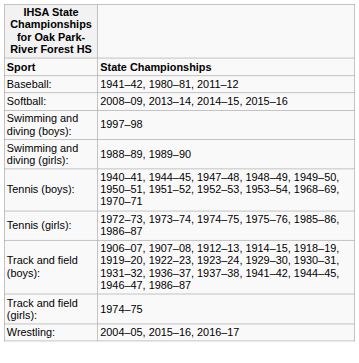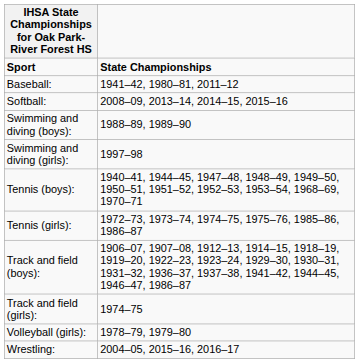(121, 124) 1997–98 -> (146, 124) 1988–89, 1989–90
(146, 154) 1988–89, 1989–90 -> (121, 154) 1997–98
+ row: (46, 332)
